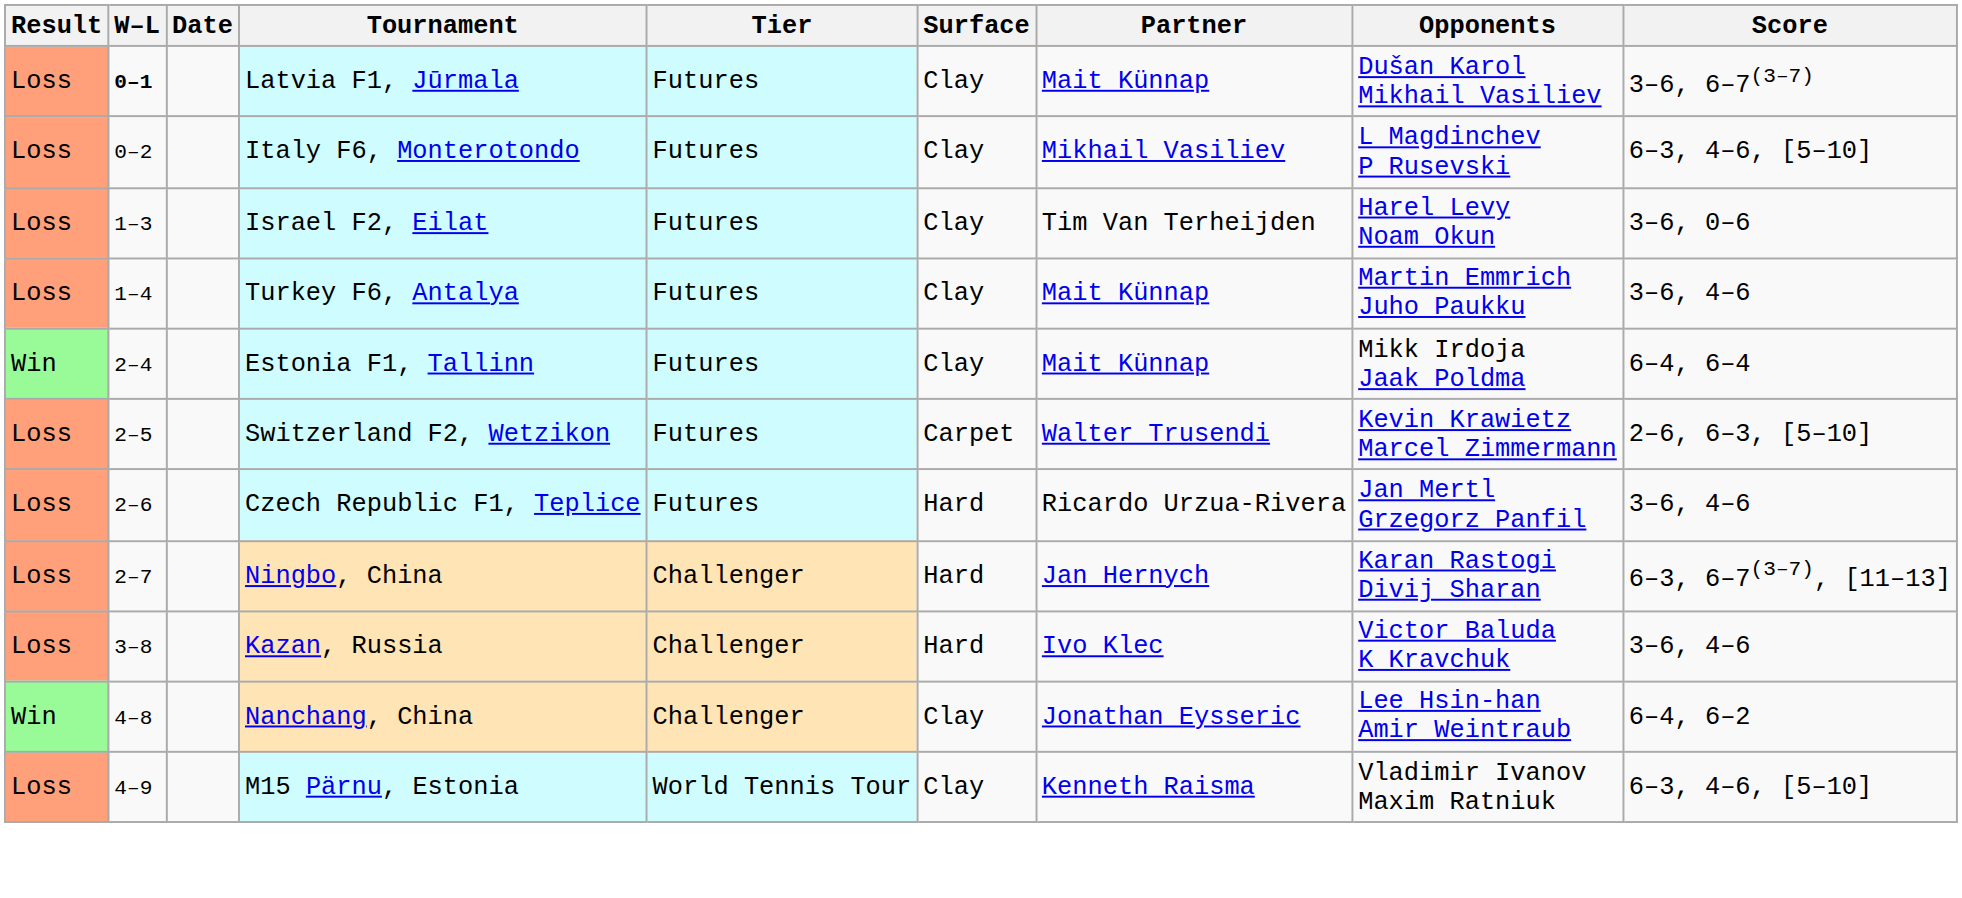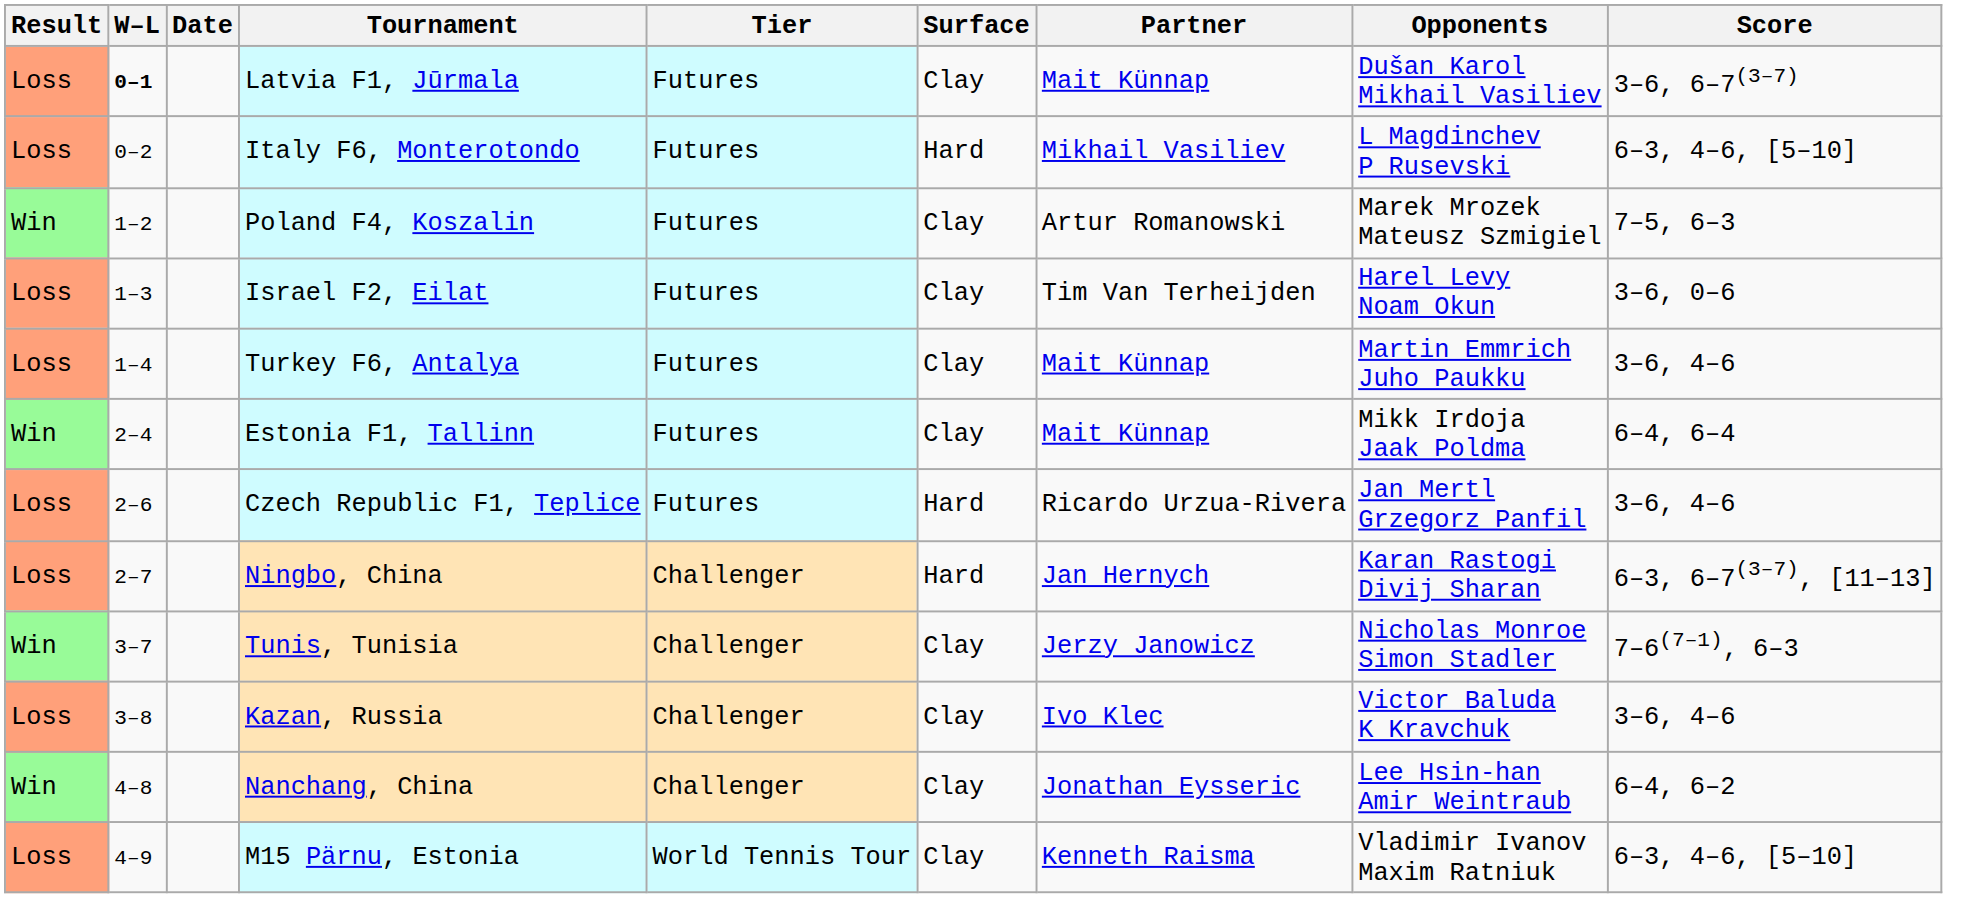(954, 152) Clay -> (954, 152) Hard
+ row: (390, 223)
- row: (428, 434)
+ row: (352, 646)
(954, 646) Hard -> (954, 717) Clay
